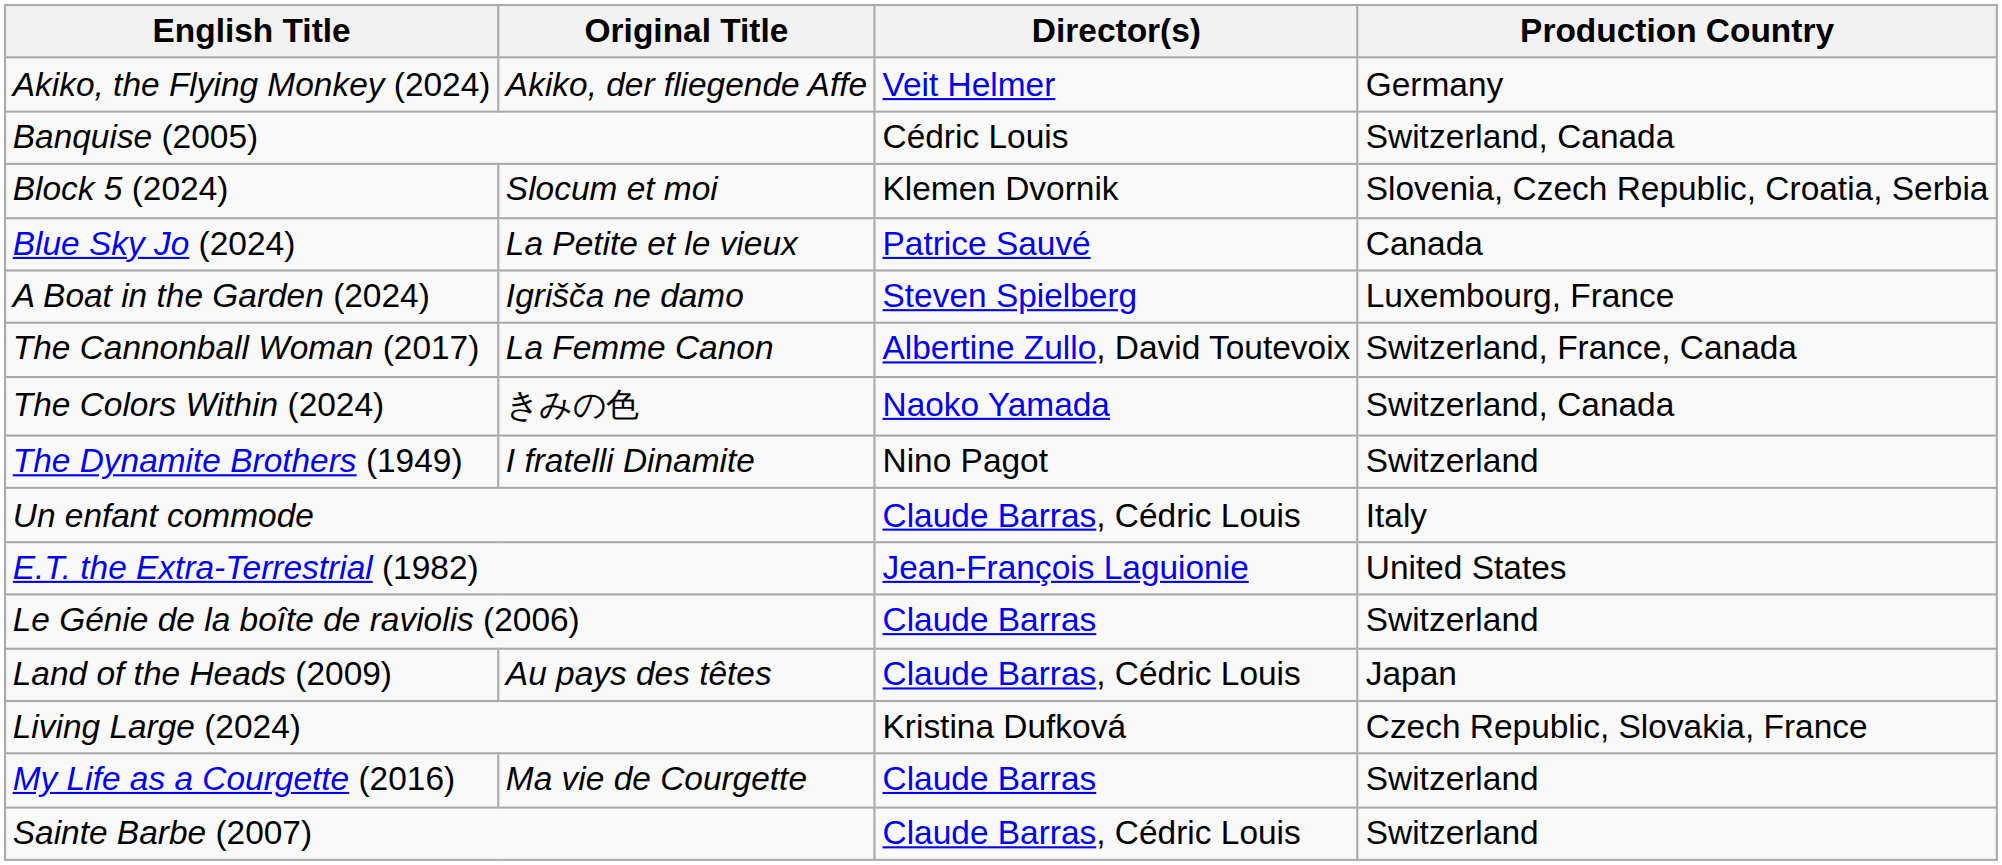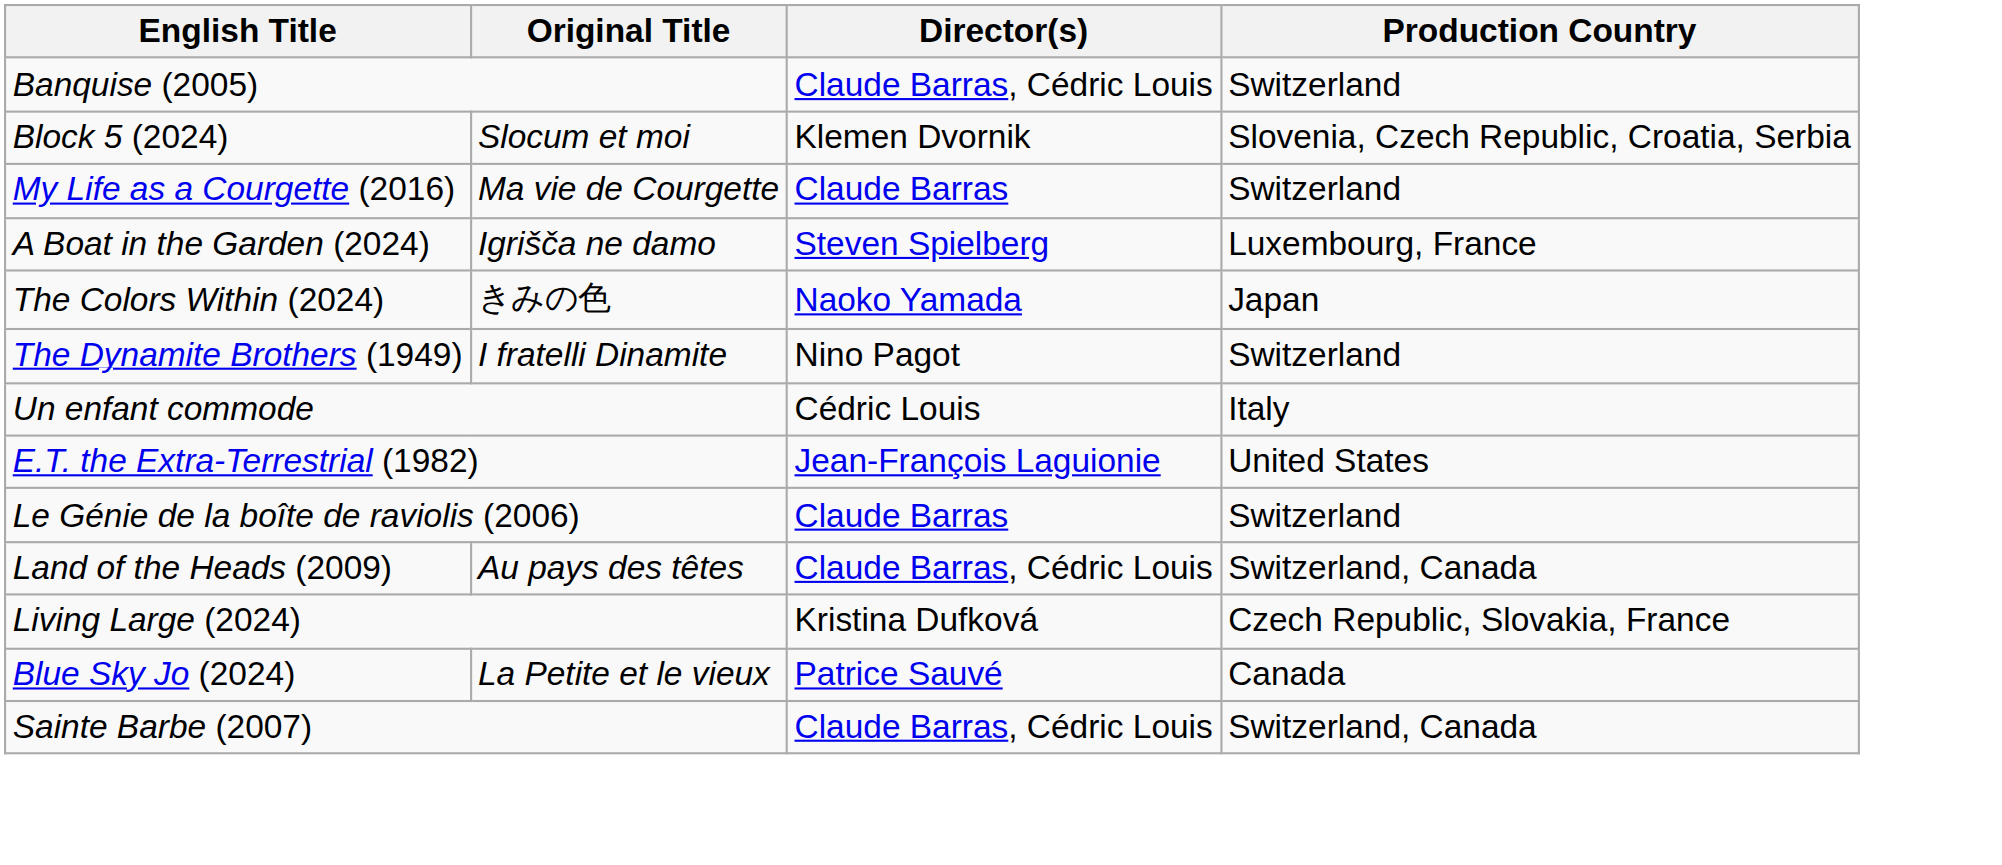- row: (252, 84)
(975, 137) Cédric Louis -> (1004, 84) Claude Barras, Cédric Louis
(1520, 137) Switzerland, Canada -> (1315, 84) Switzerland
rows swapped: (154, 243) <-> (234, 779)
- row: (246, 349)
(1520, 405) Switzerland, Canada -> (1274, 299) Japan
(1092, 514) Claude Barras, Cédric Louis -> (887, 408) Cédric Louis
(1411, 673) Japan -> (1382, 567) Switzerland, Canada
(1452, 832) Switzerland -> (1382, 726) Switzerland, Canada
